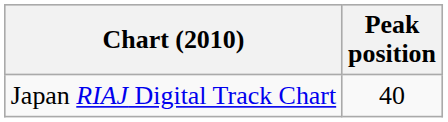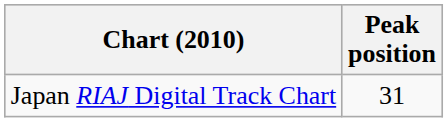(392, 95) 40 -> (392, 95) 31
